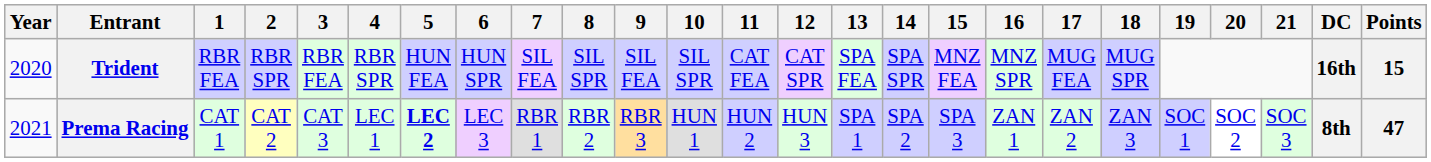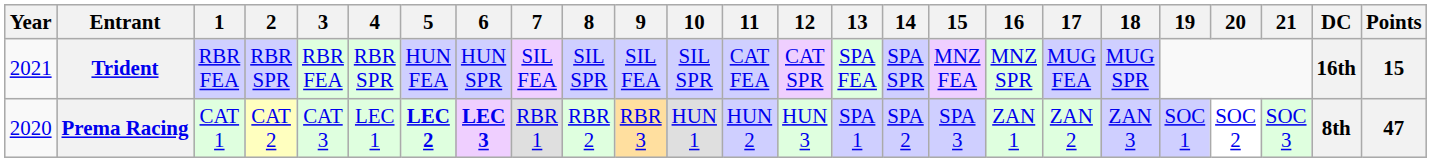(31, 68) 2020 -> (31, 68) 2021
(31, 127) 2021 -> (31, 127) 2020
(484, 127) normal -> (484, 127) bold
